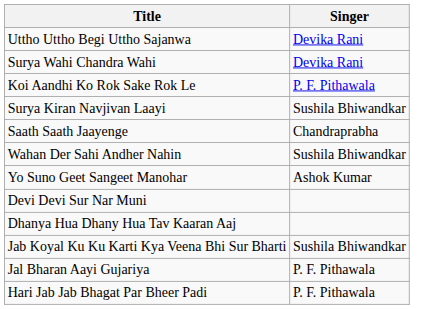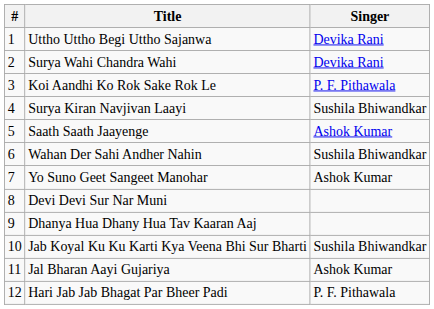+ column: (15, 16)
(336, 131) Chandraprabha -> (353, 131) Ashok Kumar
(334, 269) P. F. Pithawala -> (353, 269) Ashok Kumar
